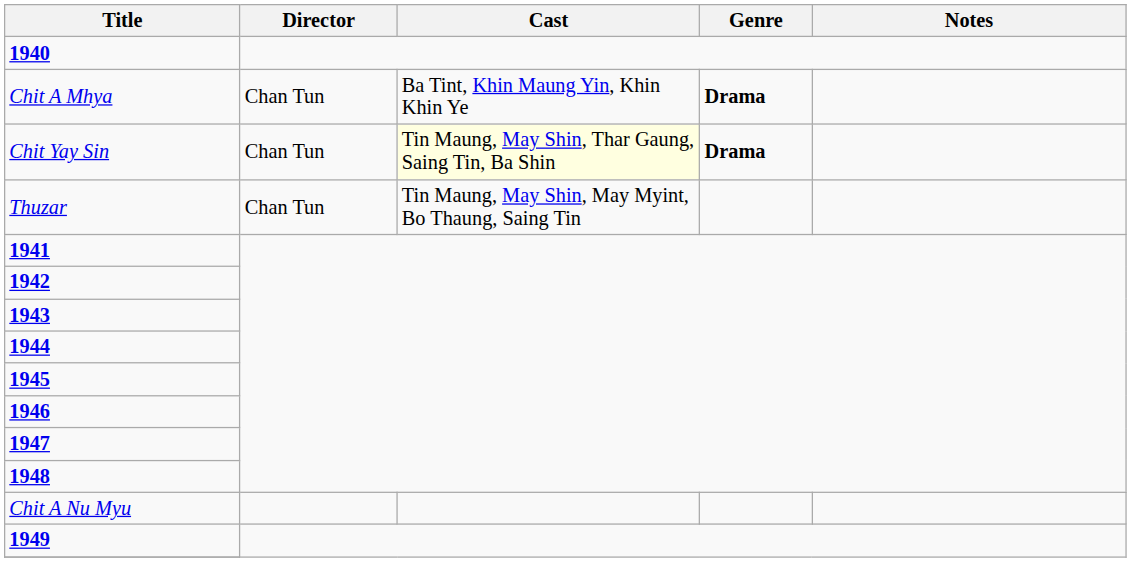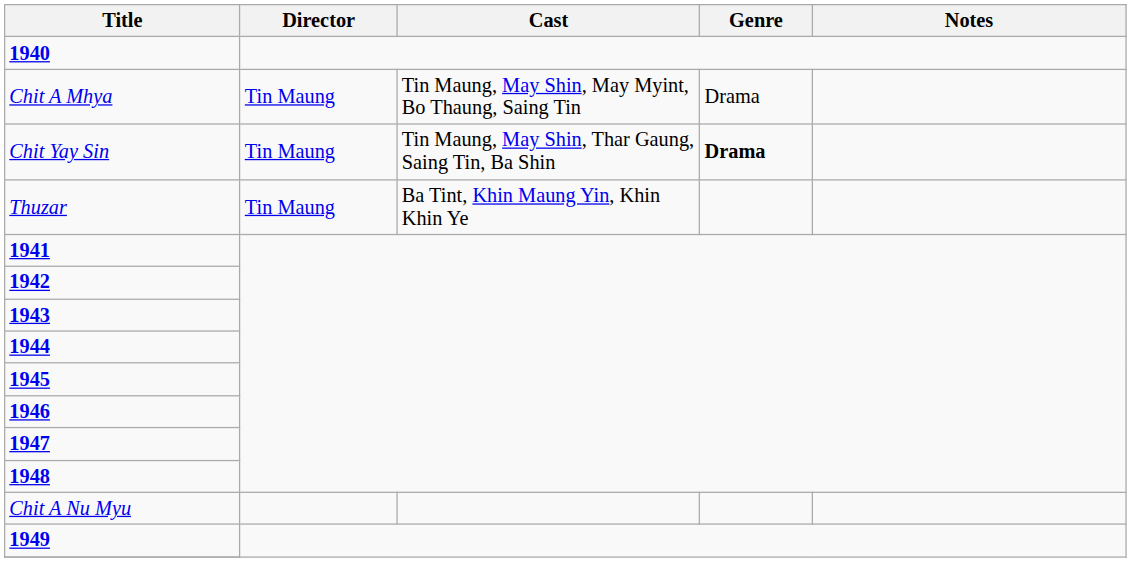(285, 96) Chan Tun -> (290, 96) Tin Maung
(531, 96) Ba Tint, Khin Maung Yin, Khin Khin Ye -> (545, 96) Tin Maung, May Shin, May Myint, Bo Thaung, Saing Tin
(735, 96) bold -> (732, 96) normal
(285, 151) Chan Tun -> (290, 151) Tin Maung
(548, 151) lightyellow background -> (548, 151) no background
(285, 206) Chan Tun -> (290, 206) Tin Maung
(545, 206) Tin Maung, May Shin, May Myint, Bo Thaung, Saing Tin -> (531, 206) Ba Tint, Khin Maung Yin, Khin Khin Ye
